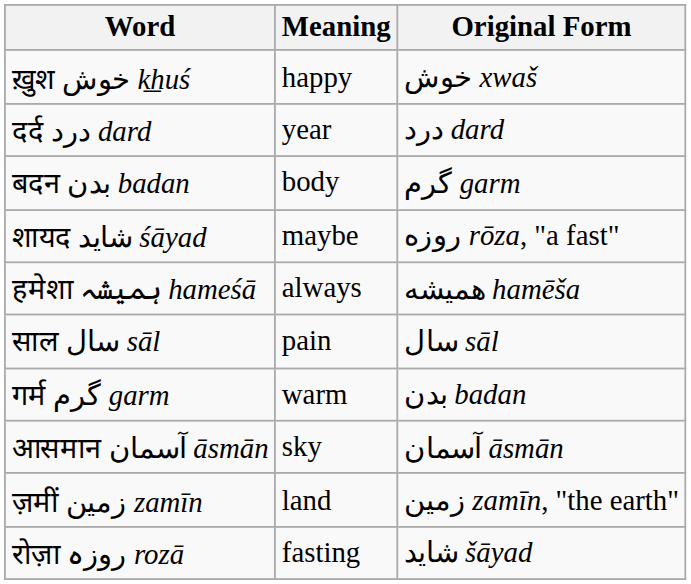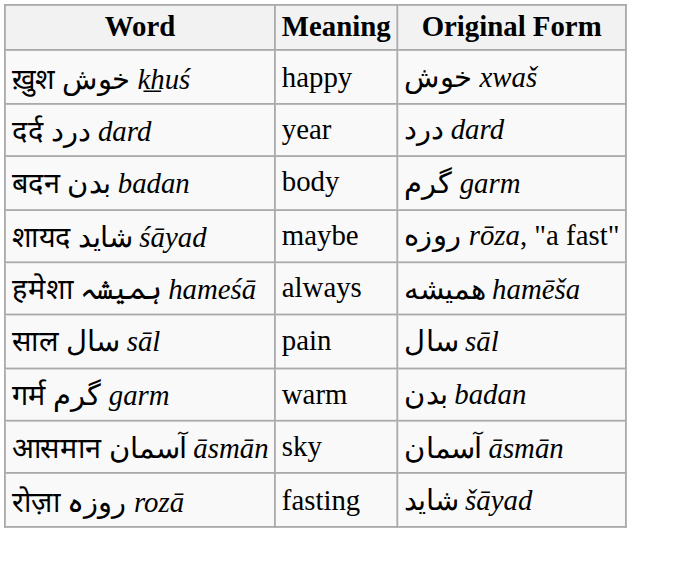- row: (107, 501)
